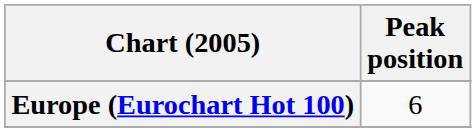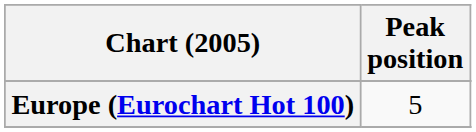(415, 103) 6 -> (415, 103) 5
